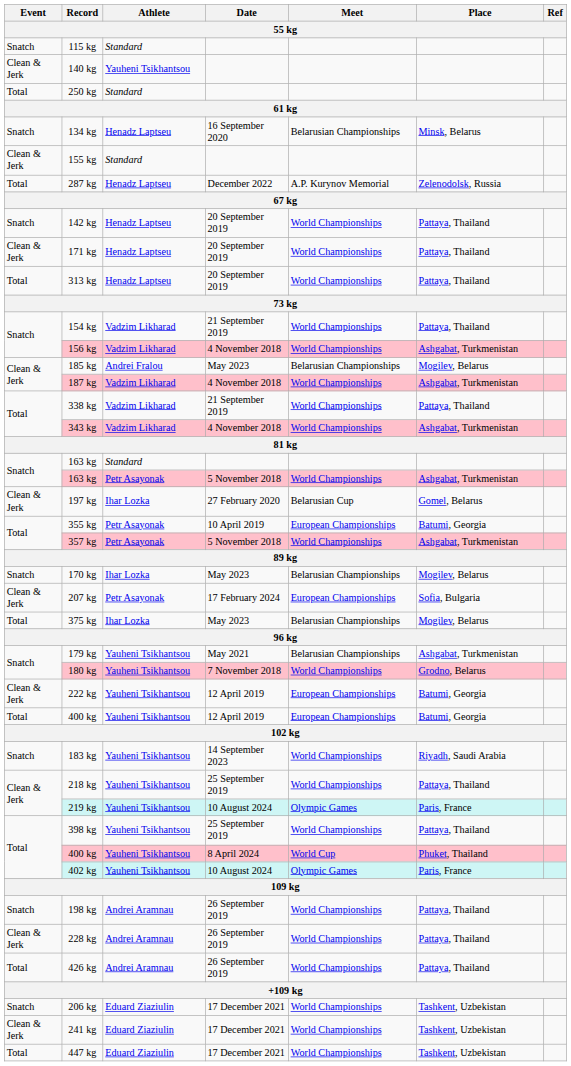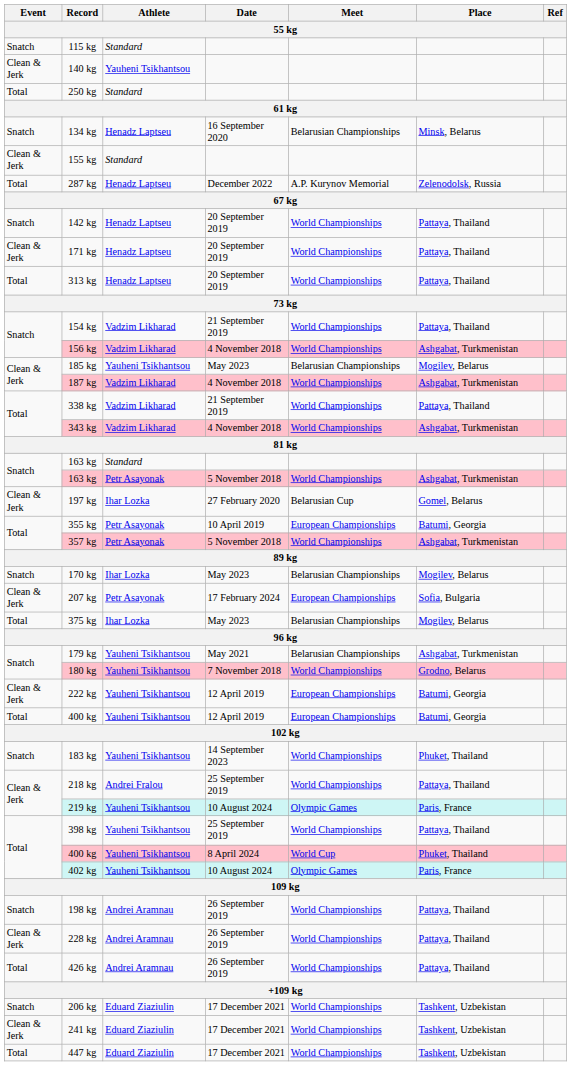(134, 366) Andrei Fralou -> (148, 366) Yauheni Tsikhantsou
(462, 756) Riyadh, Saudi Arabia -> (453, 756) Phuket, Thailand
(148, 785) Yauheni Tsikhantsou -> (134, 785) Andrei Fralou
